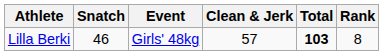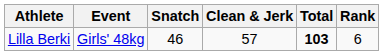columns swapped: (166, 16) <-> (101, 16)
(358, 39) 8 -> (358, 39) 6
